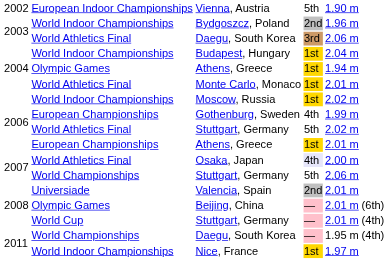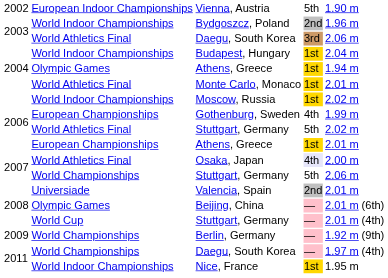+ row: (16, 236)
(342, 236) 1.95 m -> (342, 251) 1.97 m
(342, 251) 1.97 m -> (342, 266) 1.95 m
